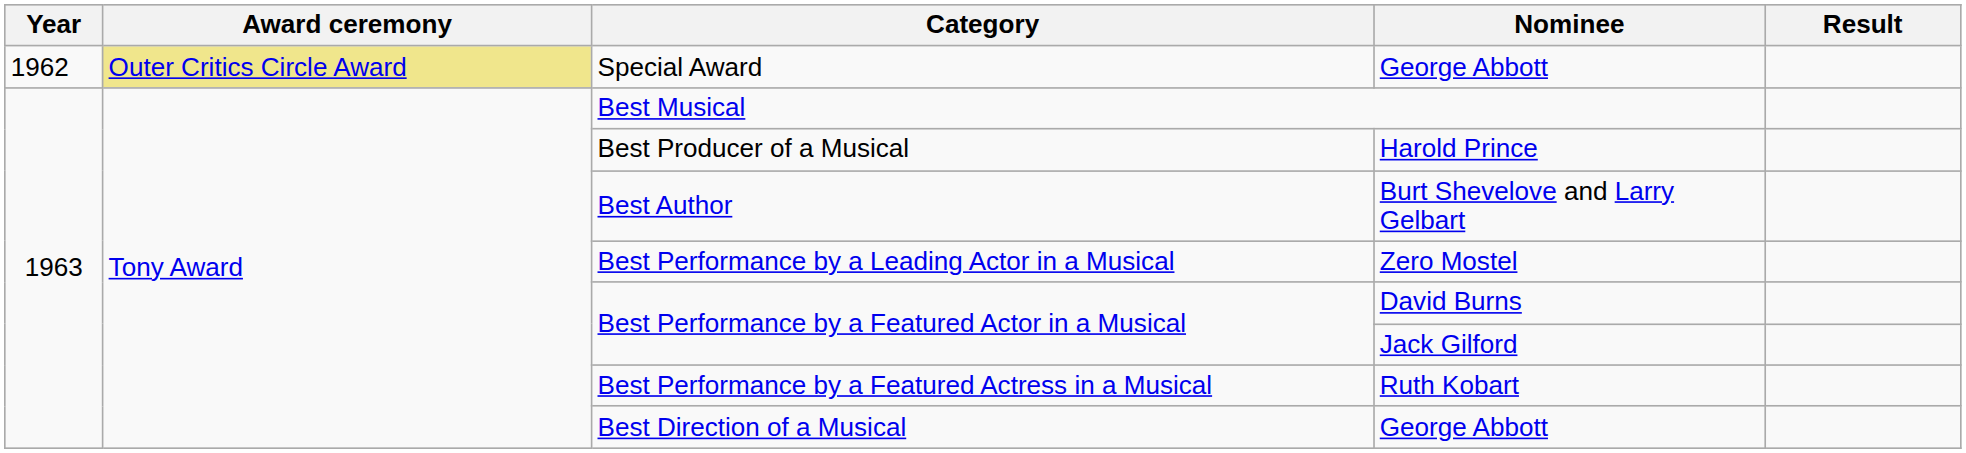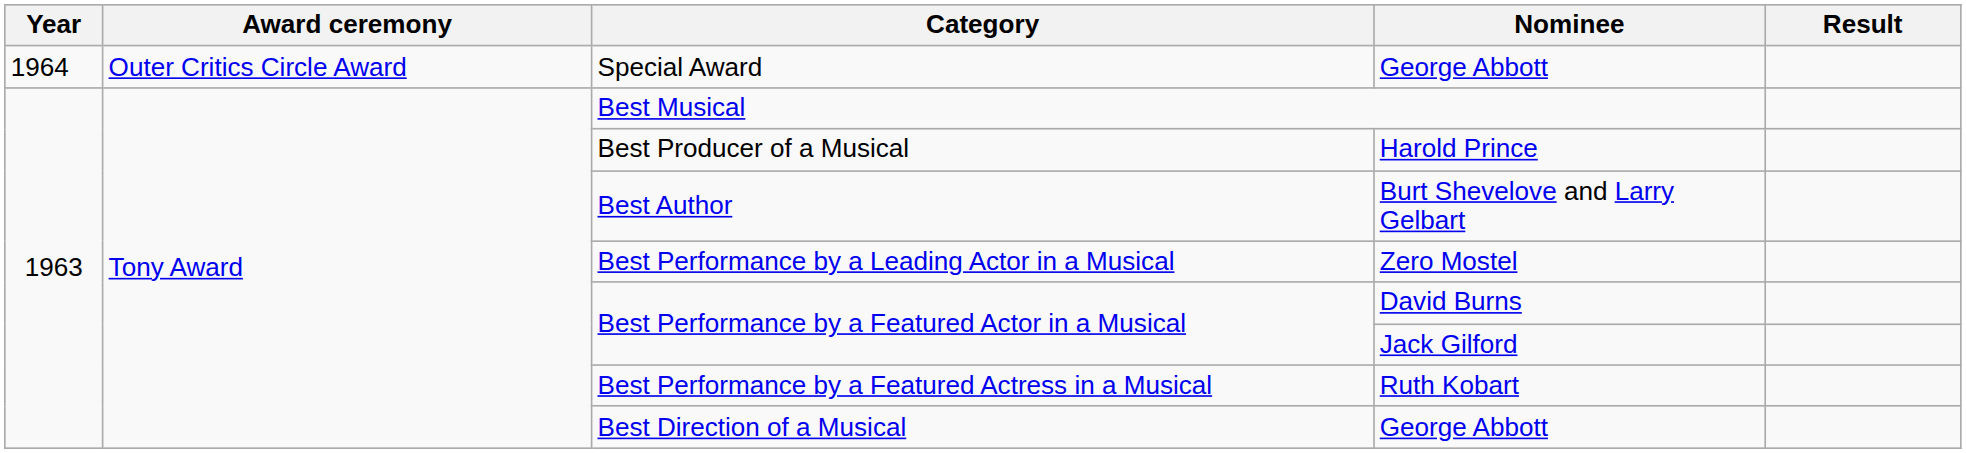(40, 66) 1962 -> (40, 66) 1964
(258, 66) khaki background -> (258, 66) no background
